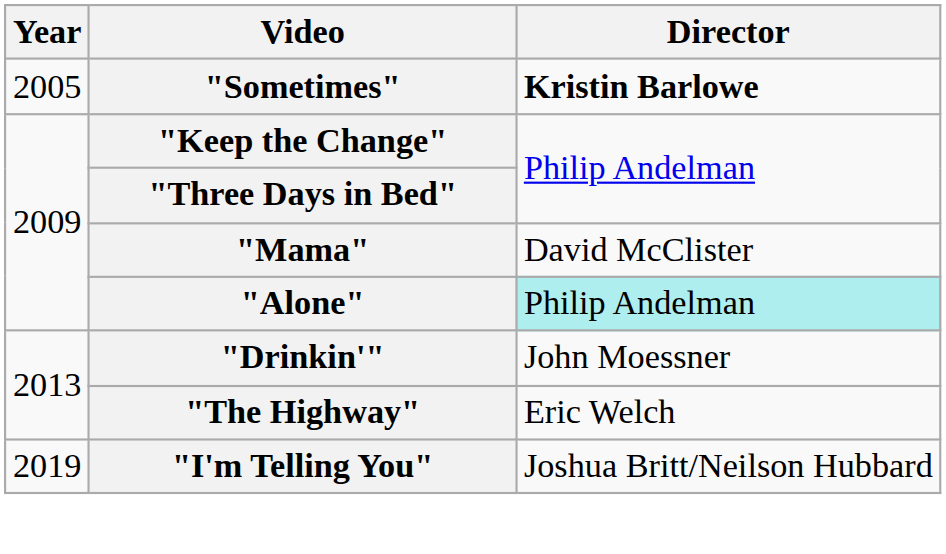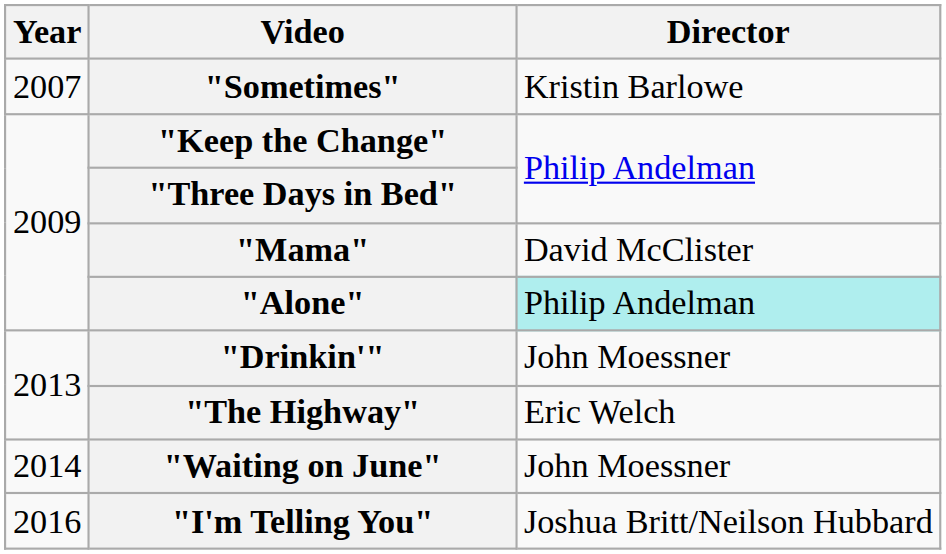(47, 85) 2005 -> (47, 85) 2007
(641, 85) bold -> (634, 85) normal
+ row: (303, 466)
(47, 466) 2019 -> (47, 520) 2016
